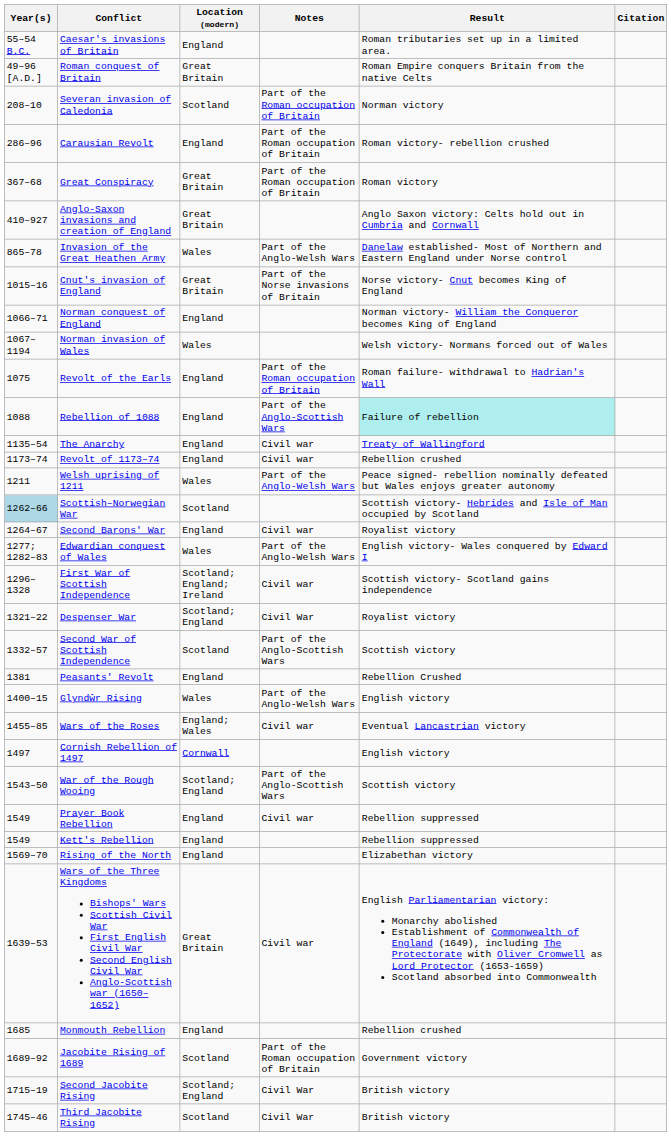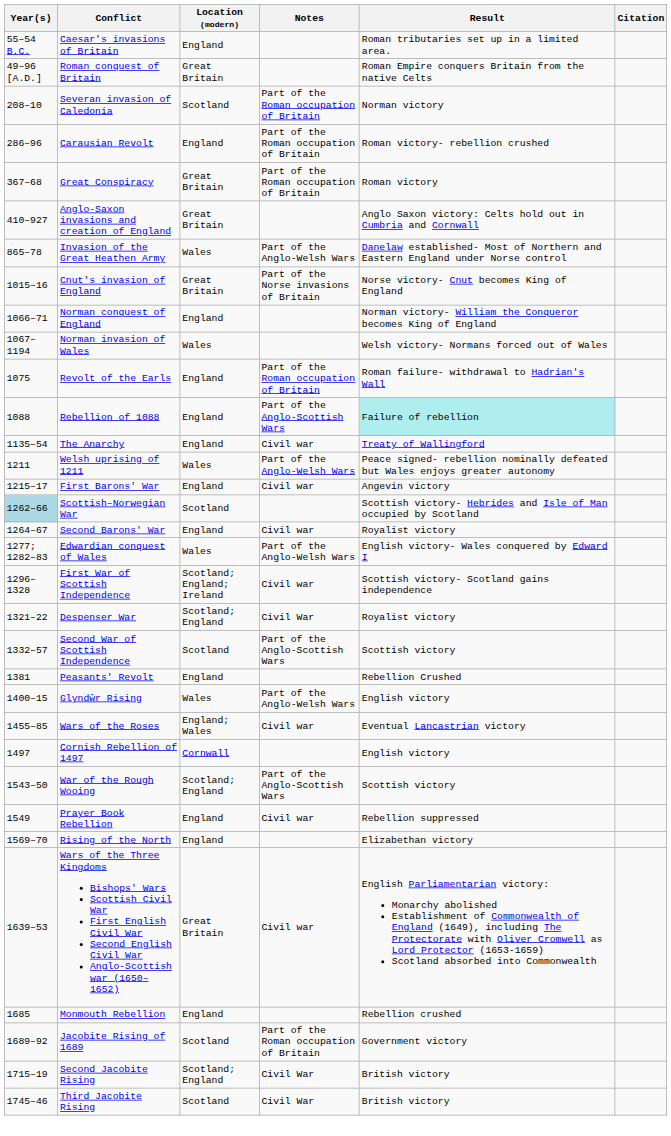- row: (110, 460)
+ row: (110, 487)
- row: (107, 840)
